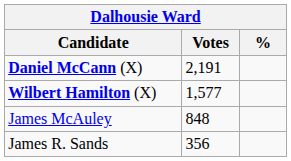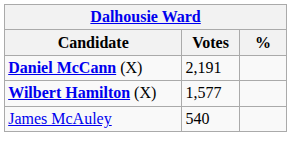(198, 118) 848 -> (198, 118) 540
- row: (58, 144)
